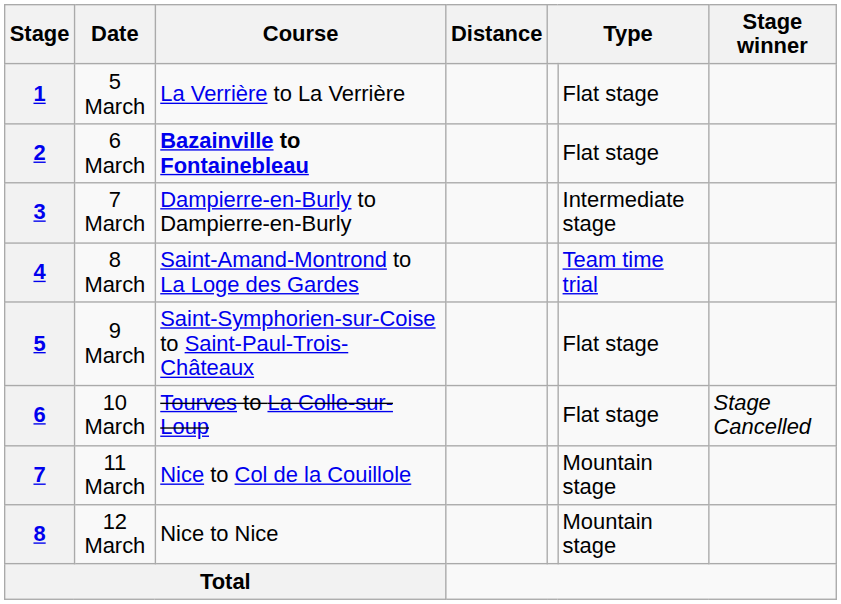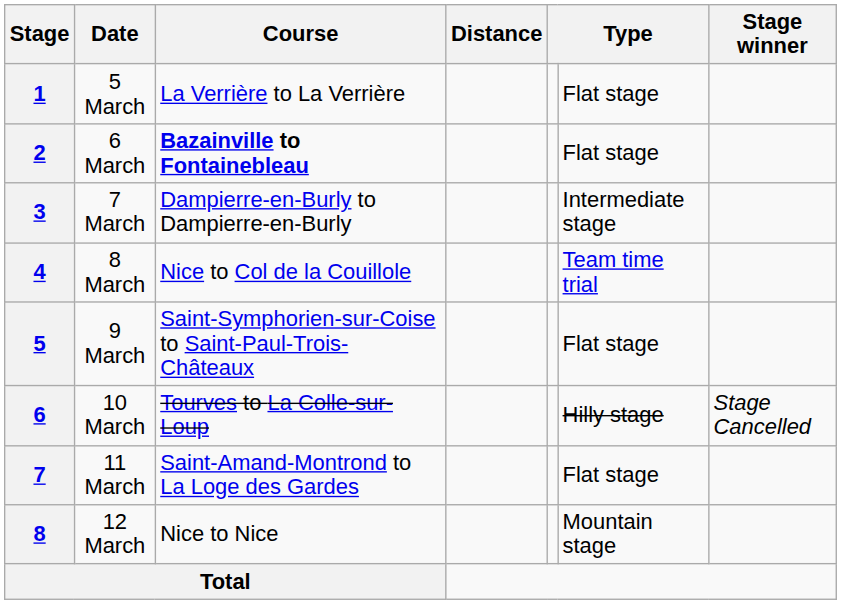(286, 271) Saint-Amand-Montrond to La Loge des Gardes -> (286, 271) Nice to Col de la Couillole
(611, 415) Flat stage -> (613, 415) Hilly stage
(286, 474) Nice to Col de la Couillole -> (286, 474) Saint-Amand-Montrond to La Loge des Gardes
(608, 474) Mountain stage -> (611, 474) Flat stage
